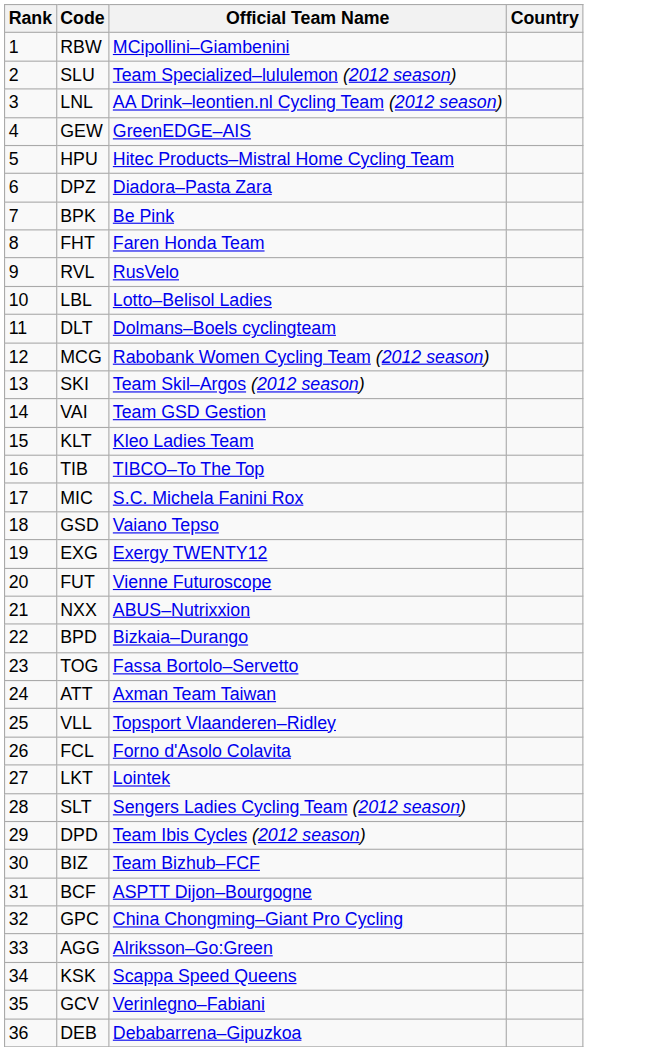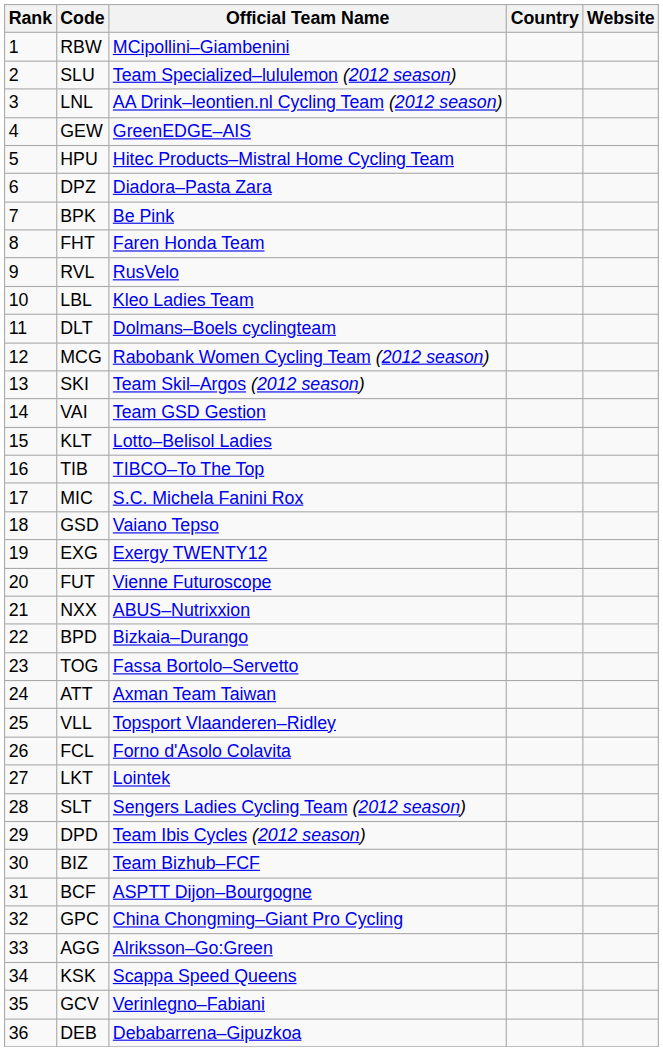+ column: (621, 18)
(192, 300) Lotto–Belisol Ladies -> (183, 300) Kleo Ladies Team
(183, 441) Kleo Ladies Team -> (192, 441) Lotto–Belisol Ladies
